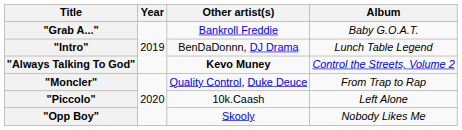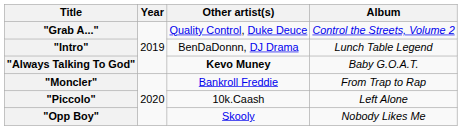(238, 30) Bankroll Freddie -> (238, 30) Quality Control, Duke Deuce
(384, 30) Baby G.O.A.T. -> (384, 30) Control the Streets, Volume 2
(384, 64) Control the Streets, Volume 2 -> (384, 64) Baby G.O.A.T.
(238, 82) Quality Control, Duke Deuce -> (238, 82) Bankroll Freddie
